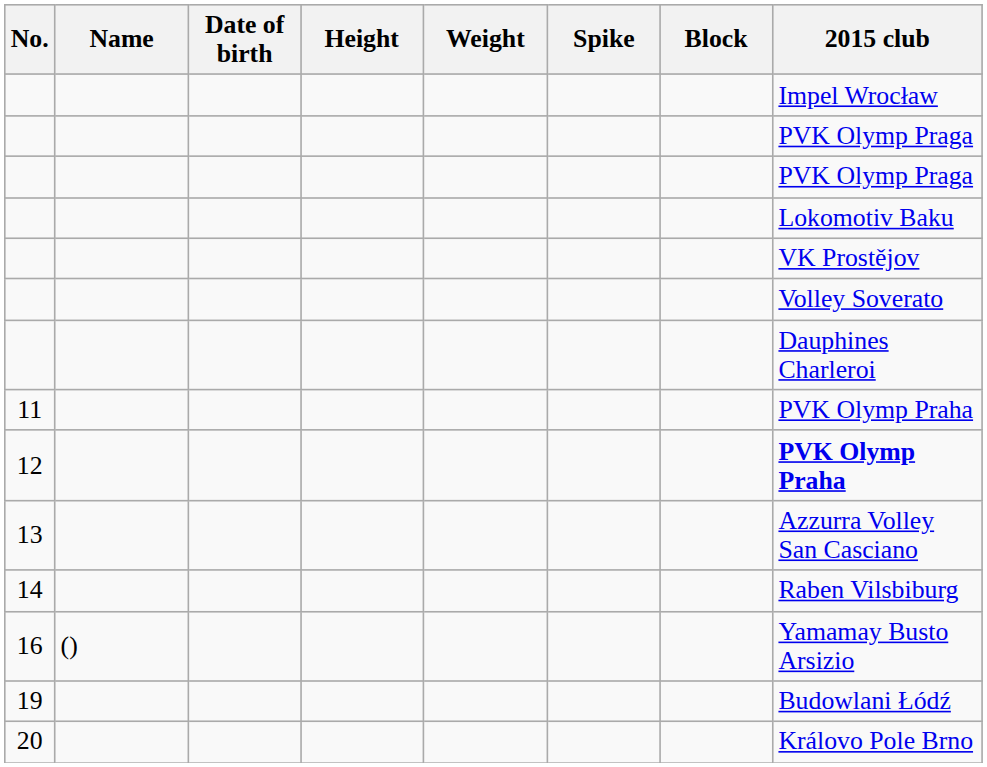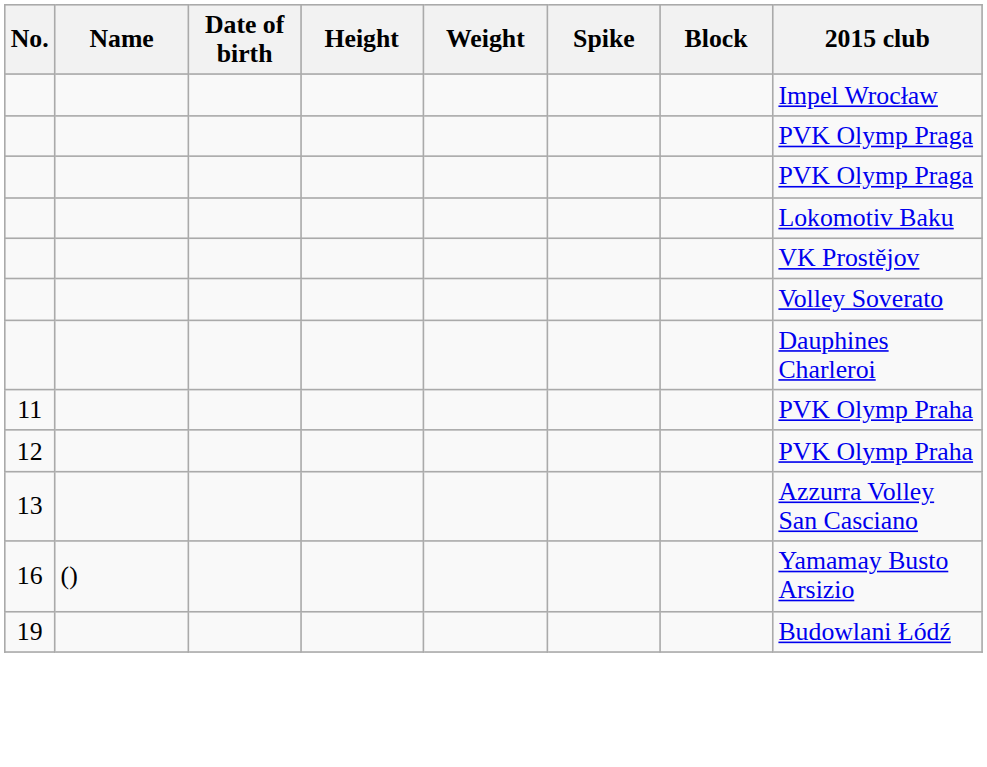(847, 465) bold -> (876, 450) normal
- row: (30, 590)
- row: (30, 741)
